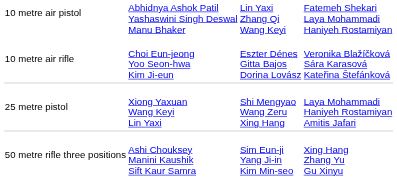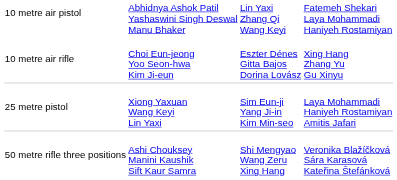(347, 64) Veronika Blažíčková Sára Karasová Kateřina Štefánková -> (326, 64) Xing Hang Zhang Yu Gu Xinyu
(268, 112) Shi Mengyao Wang Zeru Xing Hang -> (267, 112) Sim Eun-ji Yang Ji-in Kim Min-seo
(267, 160) Sim Eun-ji Yang Ji-in Kim Min-seo -> (268, 160) Shi Mengyao Wang Zeru Xing Hang
(326, 160) Xing Hang Zhang Yu Gu Xinyu -> (347, 160) Veronika Blažíčková Sára Karasová Kateřina Štefánková
